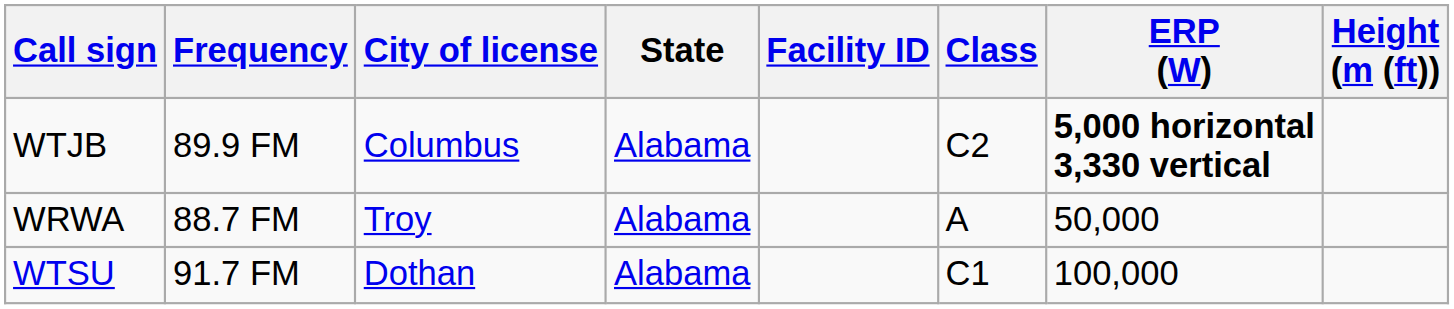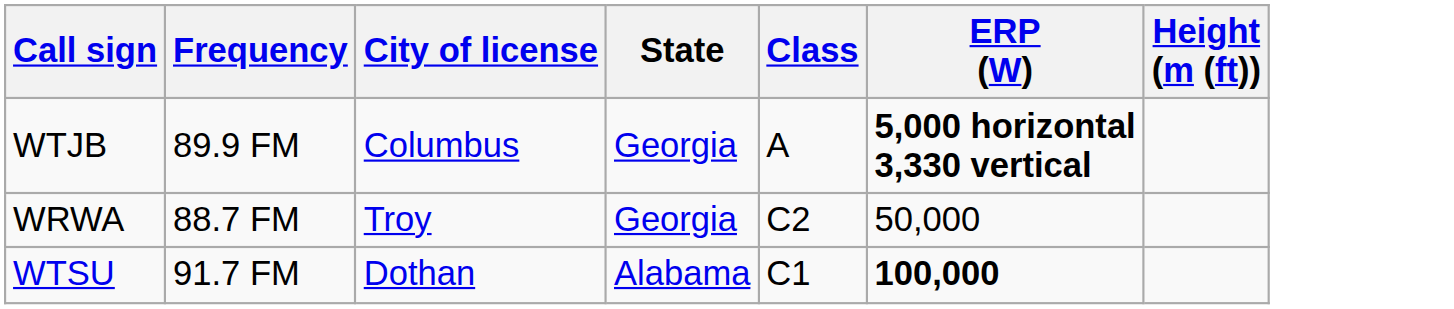- column: (848, 51)
(682, 145) Alabama -> (675, 145) Georgia
(968, 145) C2 -> (778, 145) A
(682, 219) Alabama -> (675, 219) Georgia
(957, 219) A -> (788, 219) C2
(1116, 274) normal -> (937, 274) bold
